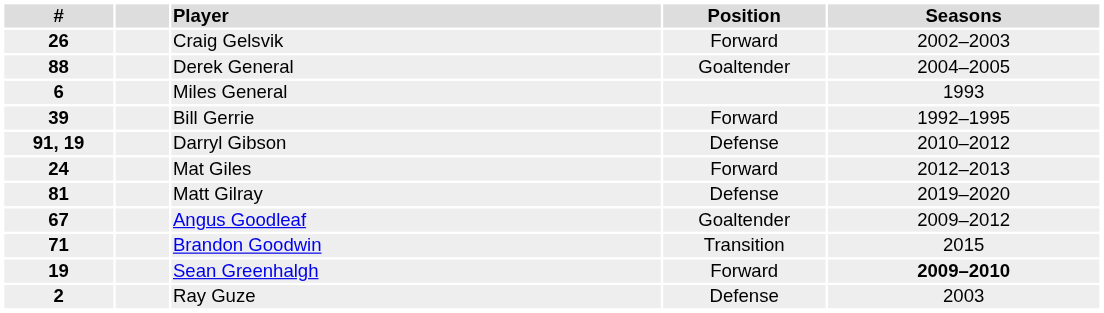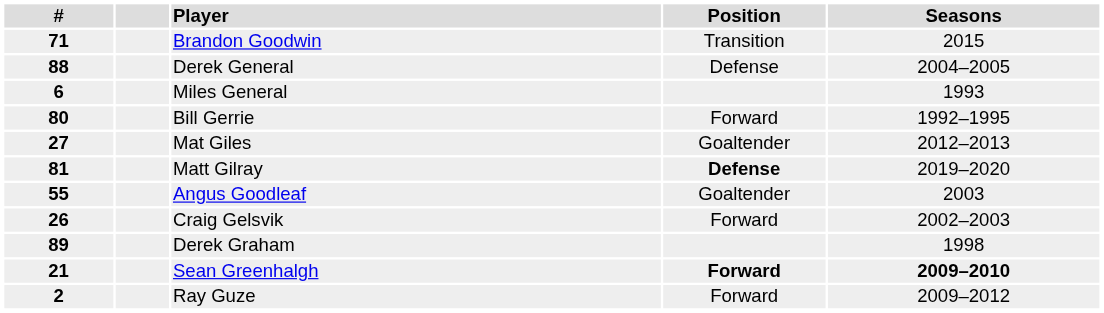rows swapped: (228, 41) <-> (247, 245)
(744, 66) Goaltender -> (744, 66) Defense
(59, 117) 39 -> (59, 117) 80
- row: (230, 143)
(59, 168) 24 -> (59, 143) 27
(744, 168) Forward -> (744, 143) Goaltender
(744, 194) normal -> (744, 168) bold
(59, 220) 67 -> (59, 194) 55
(964, 220) 2009–2012 -> (964, 194) 2003
+ row: (234, 245)
(59, 271) 19 -> (59, 271) 21
(744, 271) normal -> (744, 271) bold
(744, 296) Defense -> (744, 296) Forward
(964, 296) 2003 -> (964, 296) 2009–2012
